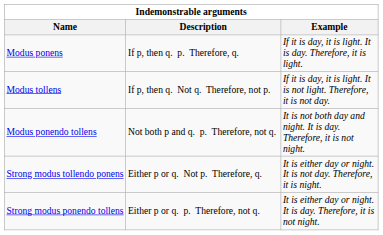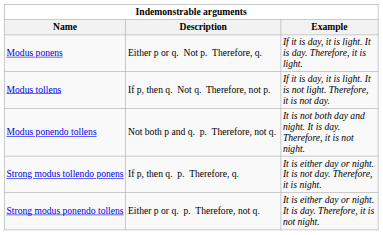(183, 53) If p, then q. p. Therefore, q. -> (195, 53) Either p or q. Not p. Therefore, q.
(195, 174) Either p or q. Not p. Therefore, q. -> (183, 174) If p, then q. p. Therefore, q.
